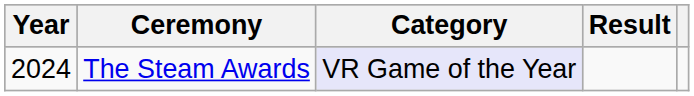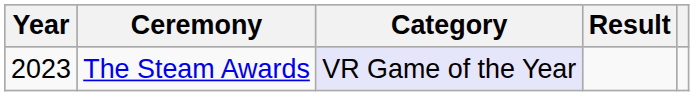(41, 68) 2024 -> (41, 68) 2023
